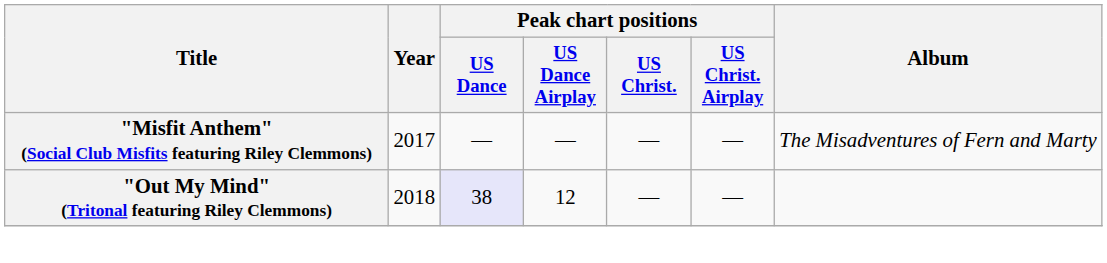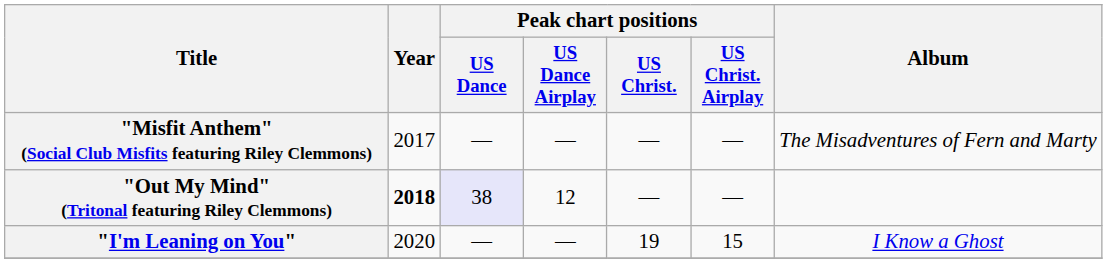(414, 197) normal -> (414, 197) bold
+ row: (197, 241)
